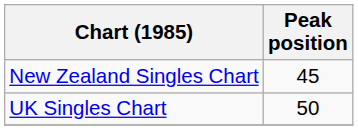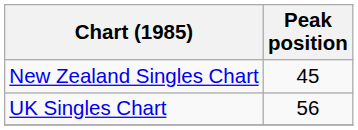(308, 108) 50 -> (308, 108) 56
